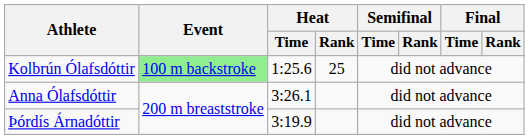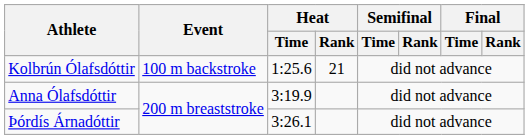(199, 69) lightgreen background -> (199, 69) no background
(337, 69) 25 -> (337, 69) 21
(291, 95) 3:26.1 -> (291, 95) 3:19.9
(291, 122) 3:19.9 -> (291, 122) 3:26.1
